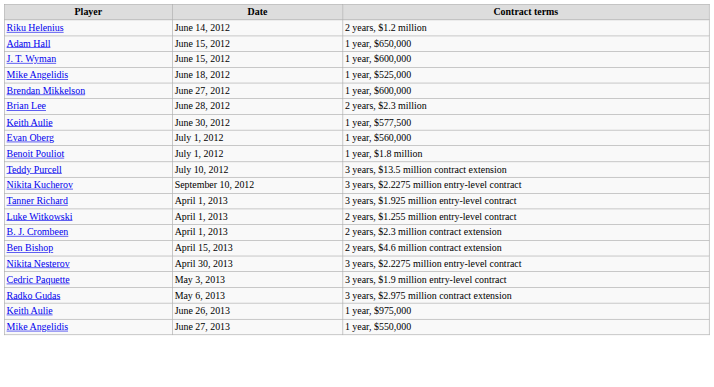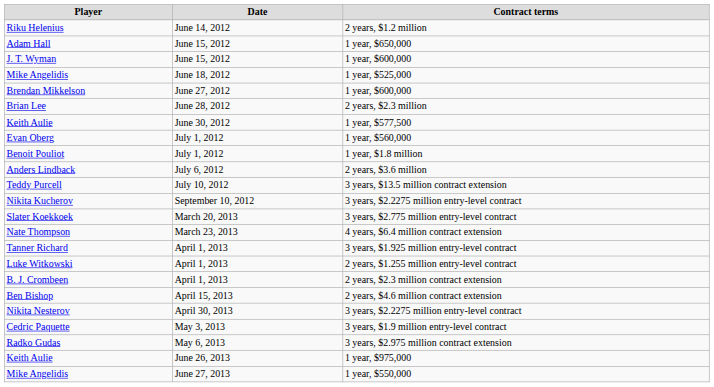+ row: (41, 169)
+ row: (40, 216)
+ row: (38, 232)
